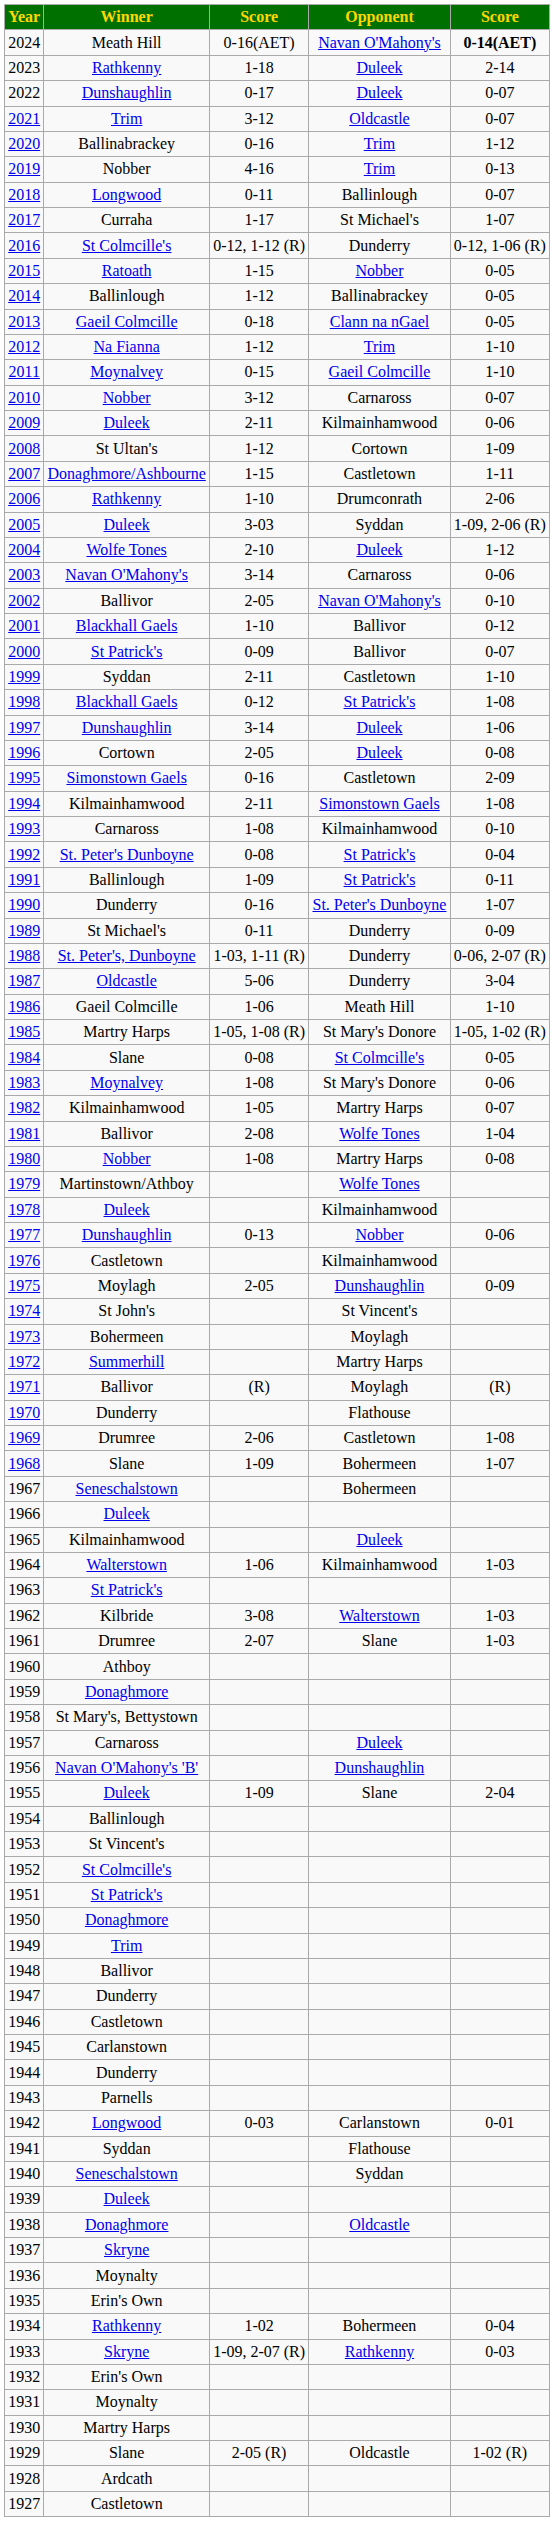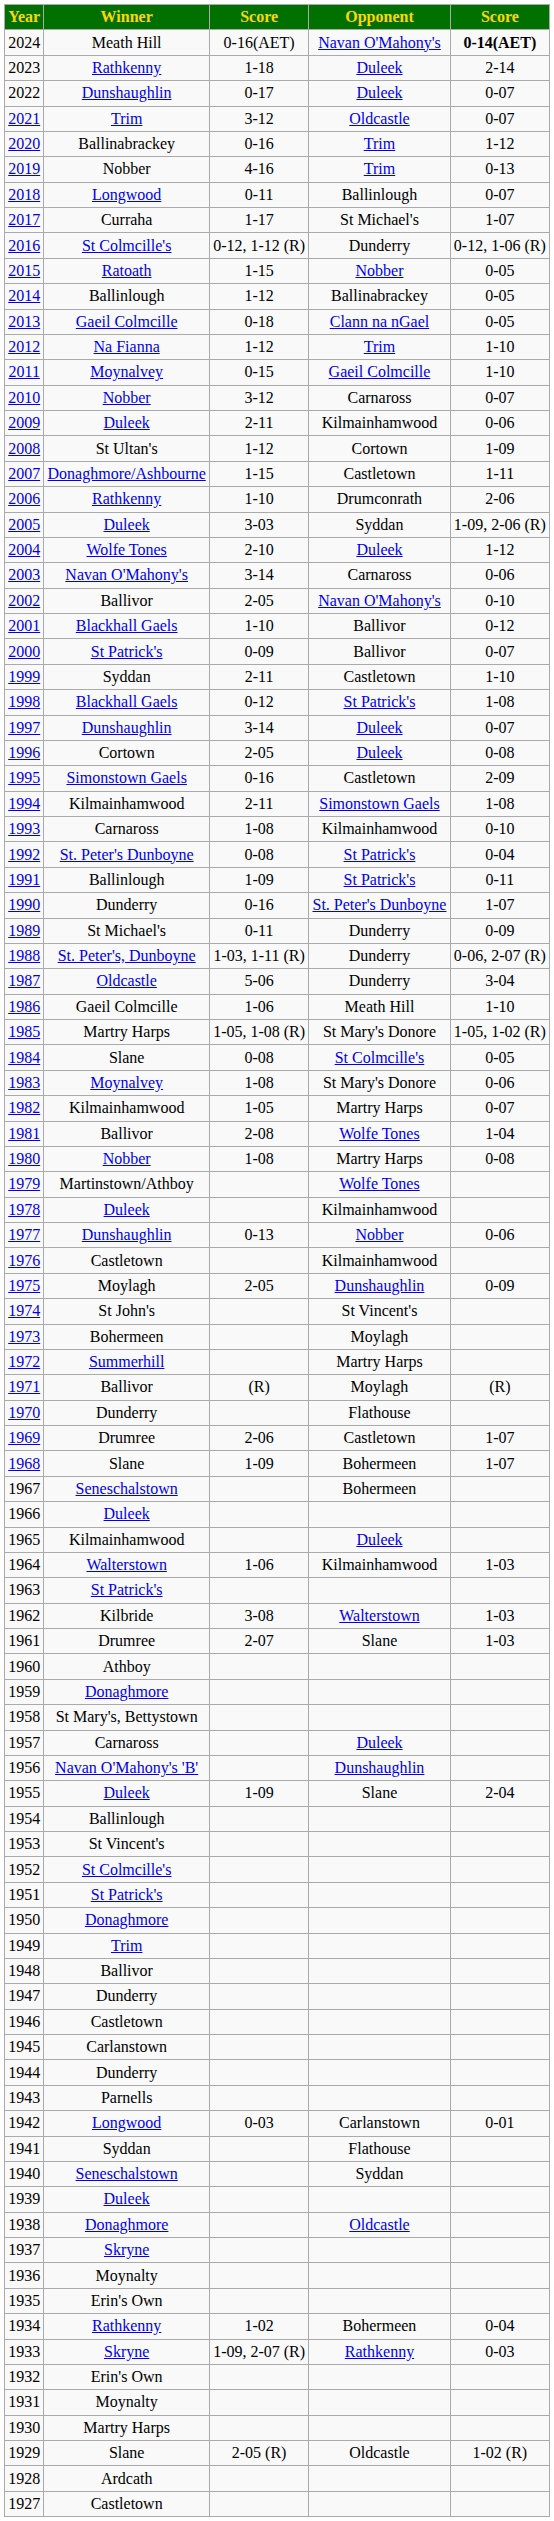(500, 727) 1-06 -> (500, 727) 0-07
(500, 1438) 1-08 -> (500, 1438) 1-07
